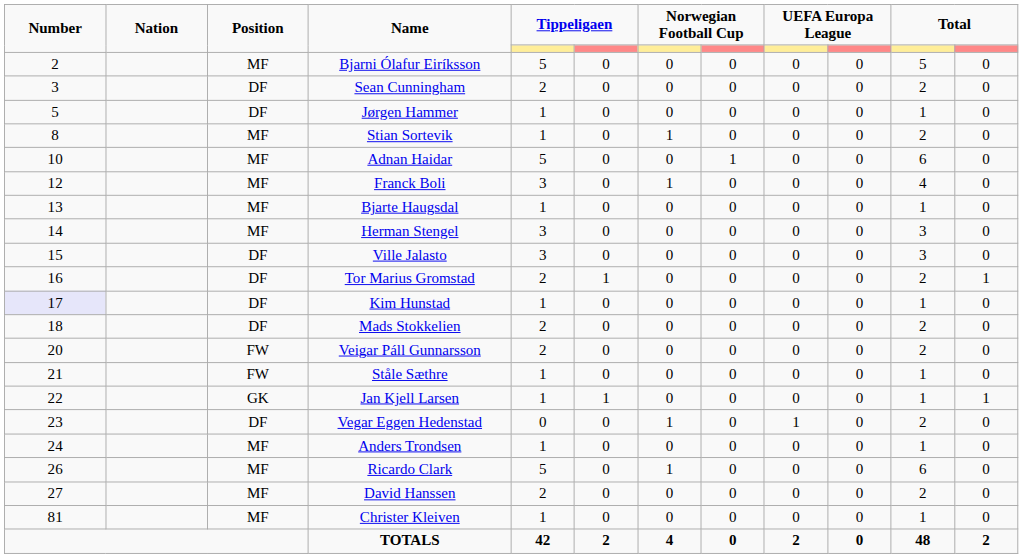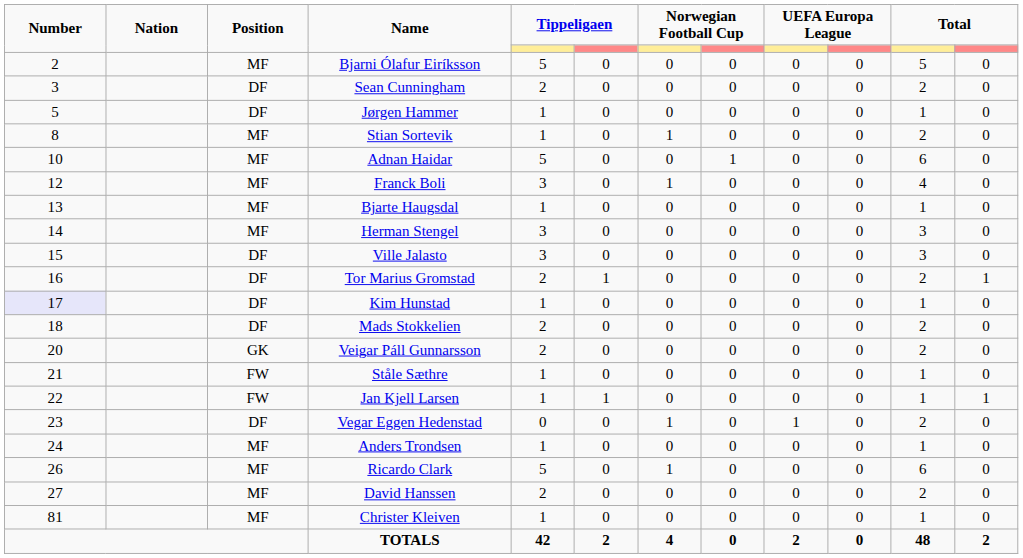(258, 350) FW -> (258, 350) GK
(258, 398) GK -> (258, 398) FW
